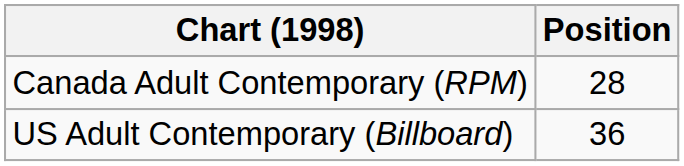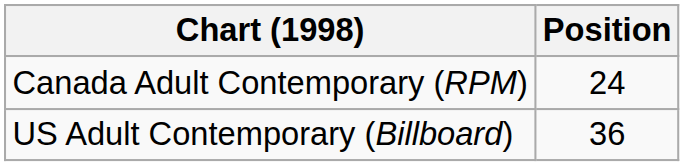(607, 82) 28 -> (607, 82) 24
